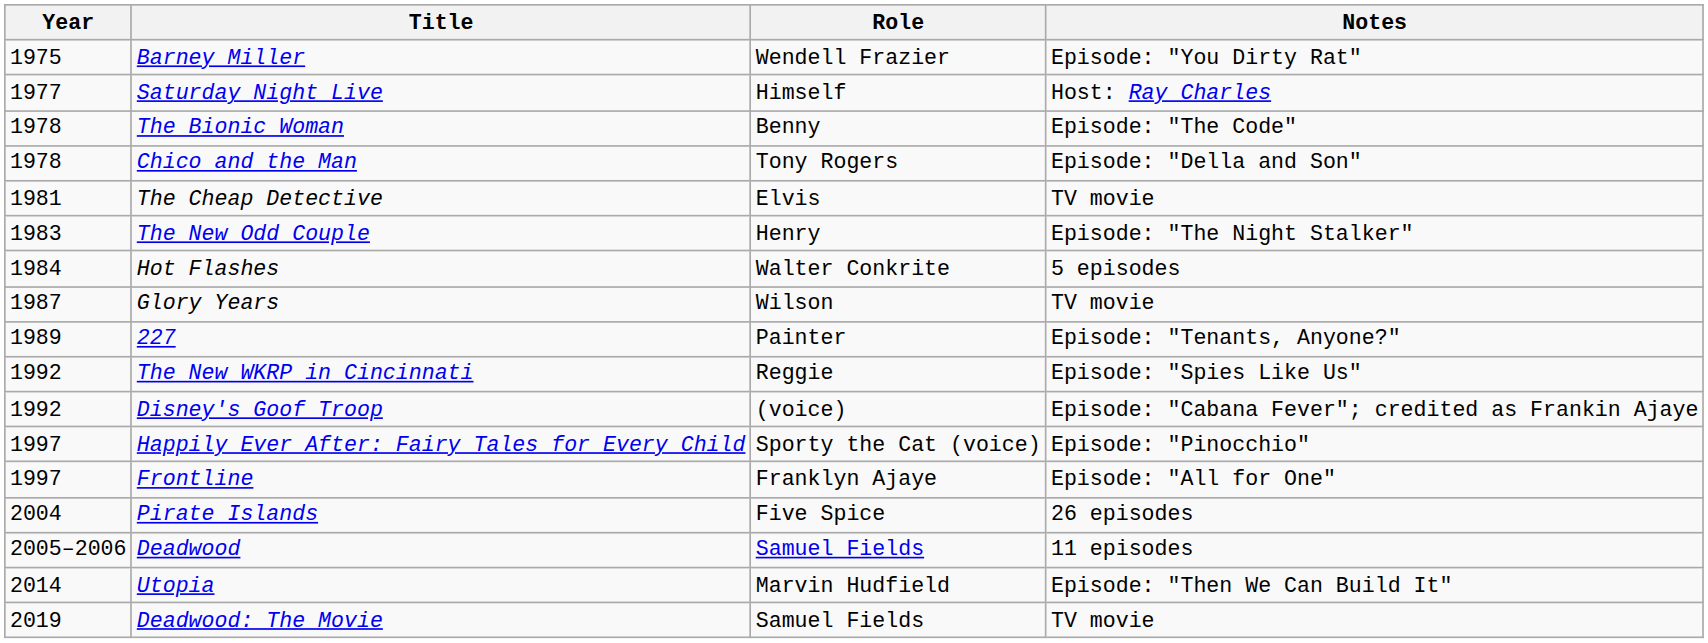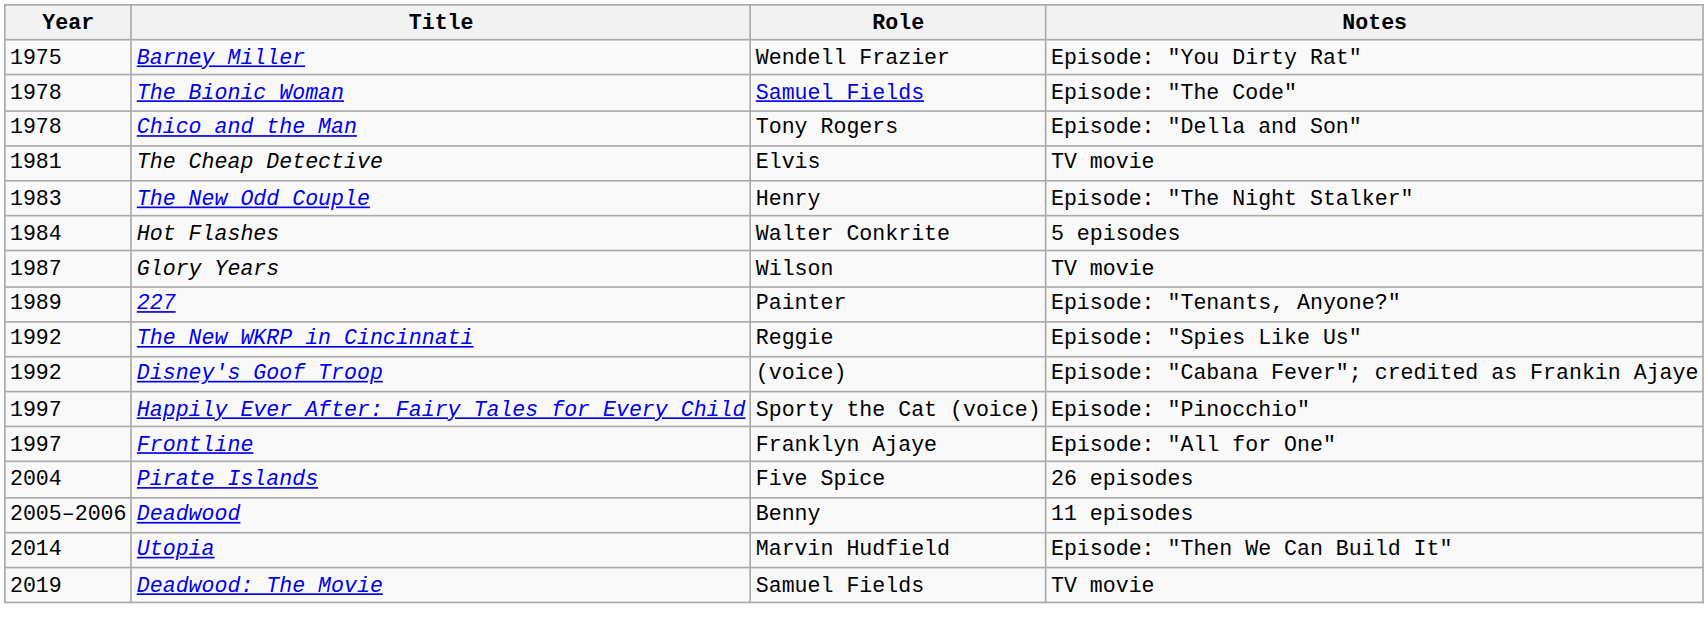- row: (260, 93)
(788, 128) Benny -> (840, 93) Samuel Fields
(840, 550) Samuel Fields -> (788, 515) Benny
